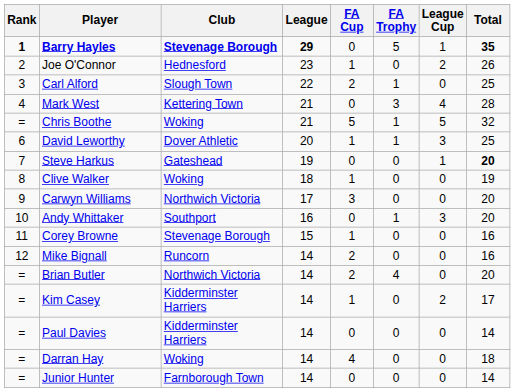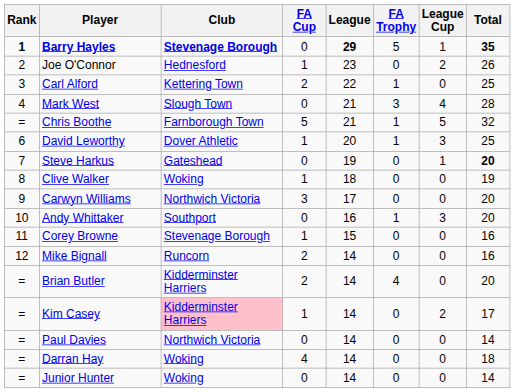columns swapped: (307, 20) <-> (352, 20)
(198, 84) Slough Town -> (203, 84) Kettering Town
(203, 103) Kettering Town -> (198, 103) Slough Town
(184, 122) Woking -> (214, 122) Farnborough Town
(212, 274) Northwich Victoria -> (201, 281) Kidderminster Harriers
(201, 300) no background -> (201, 314) pink background
(201, 333) Kidderminster Harriers -> (212, 339) Northwich Victoria
(214, 378) Farnborough Town -> (184, 378) Woking
